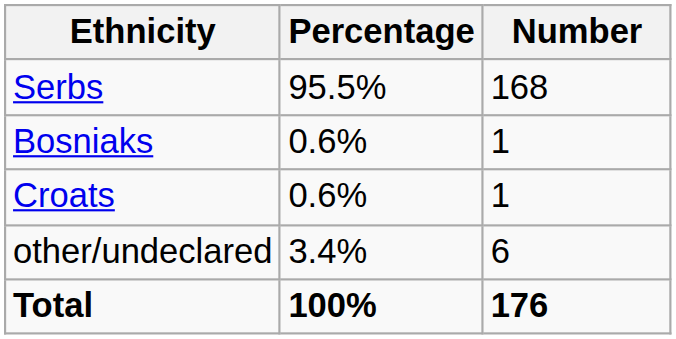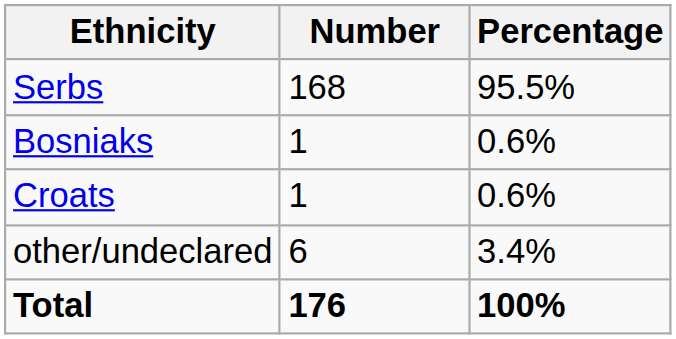columns swapped: (577, 31) <-> (382, 31)
